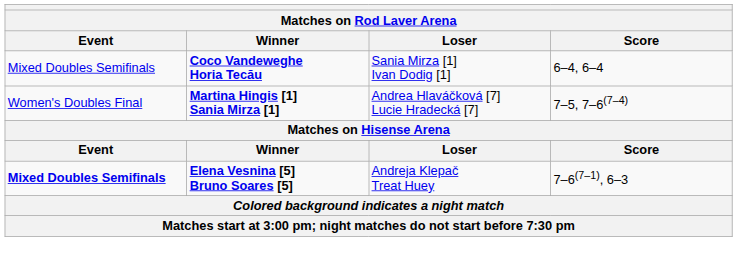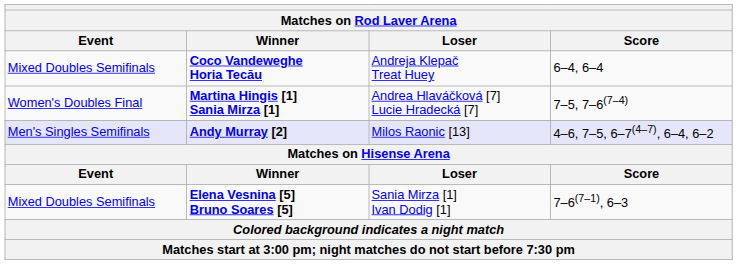(414, 68) Sania Mirza [1] Ivan Dodig [1] -> (415, 68) Andreja Klepač Treat Huey
+ row: (238, 132)
(87, 178) bold -> (81, 202) normal
(415, 178) Andreja Klepač Treat Huey -> (414, 202) Sania Mirza [1] Ivan Dodig [1]
